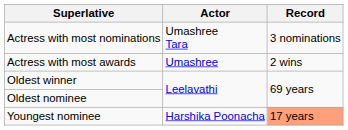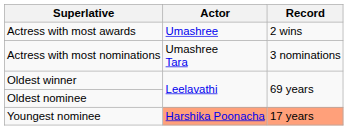rows swapped: (71, 62) <-> (84, 37)
(215, 116) no background -> (215, 116) lightsalmon background
